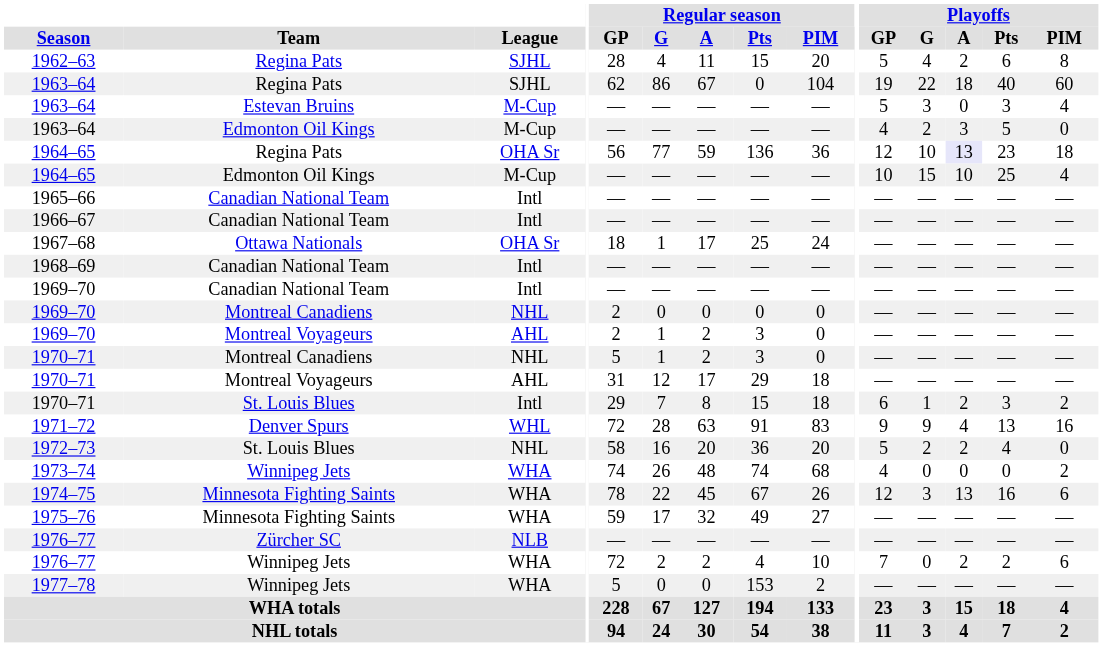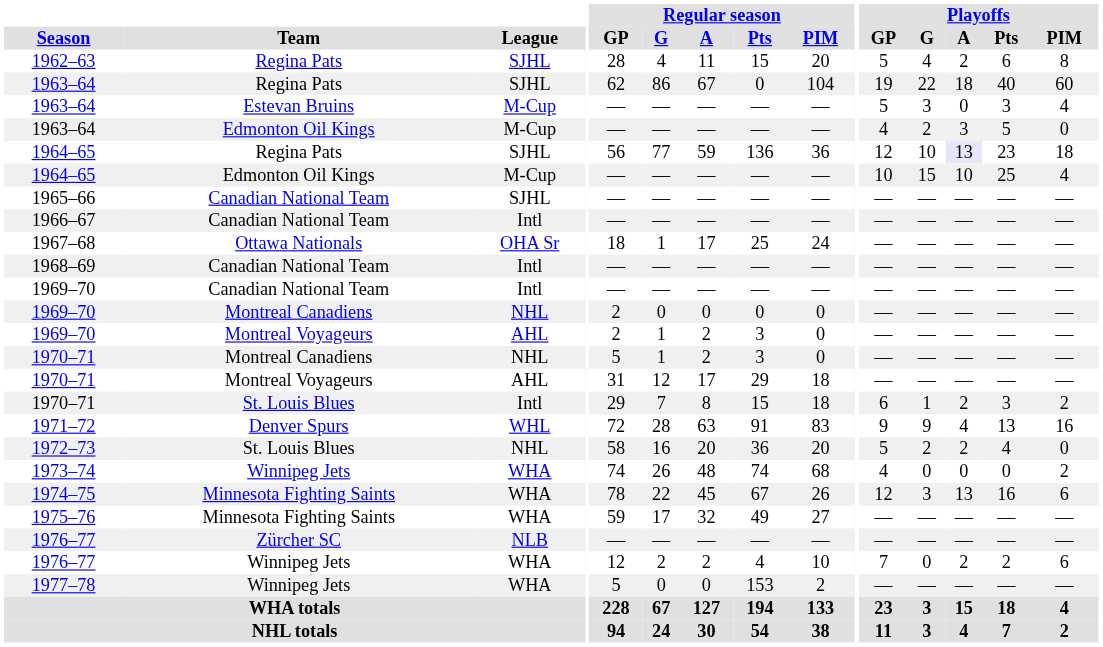(530, 152) OHA Sr -> (530, 152) SJHL
(530, 197) Intl -> (530, 197) SJHL
(616, 562) 72 -> (616, 562) 12
